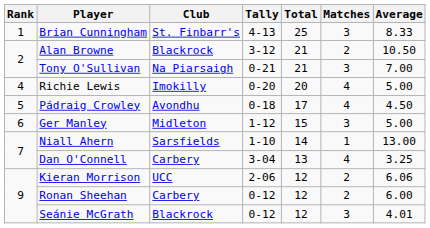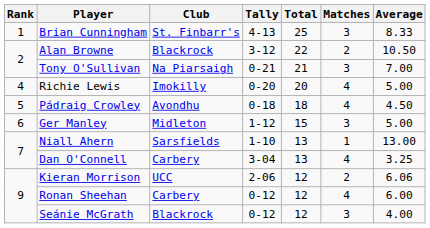(301, 50) 21 -> (301, 50) 22
(301, 105) 17 -> (301, 105) 18
(301, 141) 14 -> (301, 141) 13
(347, 196) 2 -> (347, 196) 4
(399, 214) 4.01 -> (399, 214) 4.00
